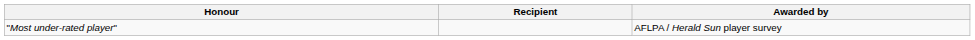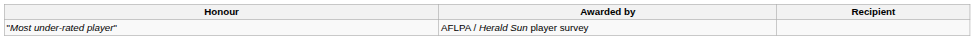columns swapped: (535, 12) <-> (801, 12)
